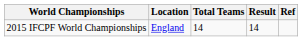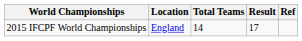(254, 28) 14 -> (254, 28) 17
